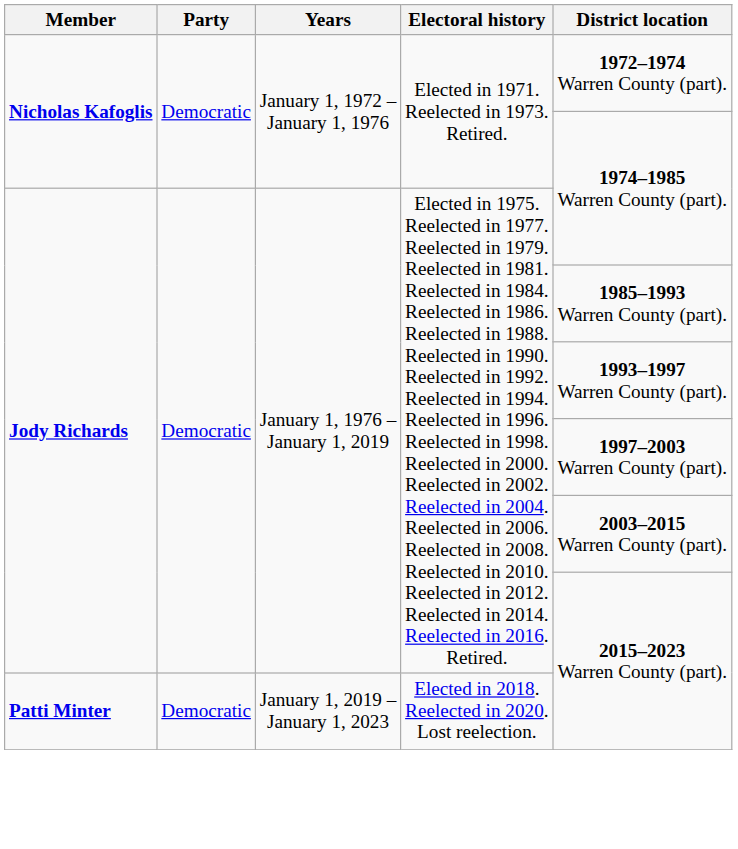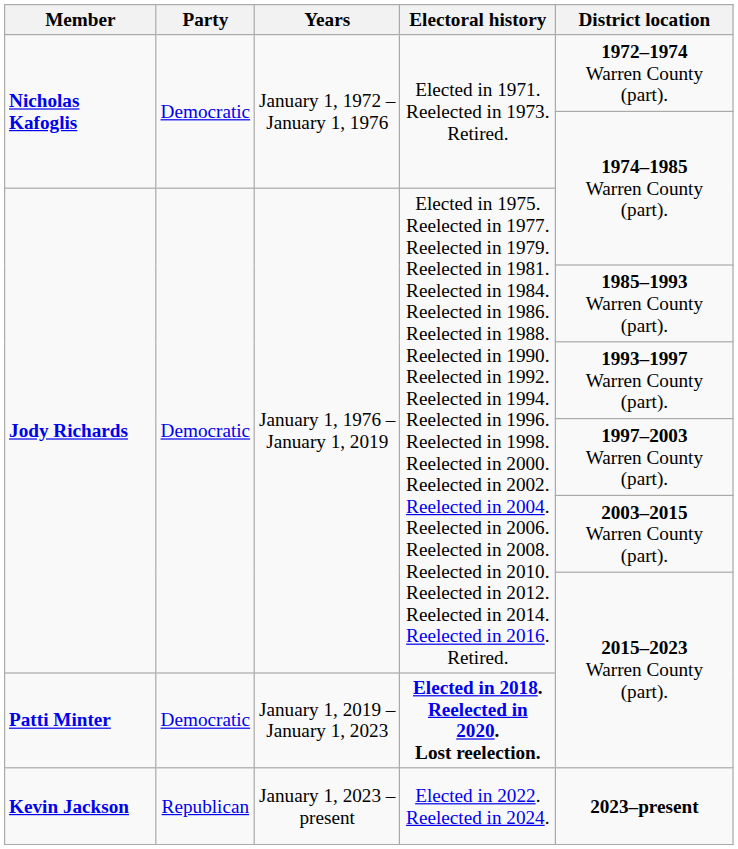(477, 711) normal -> (478, 720) bold
+ row: (69, 806)
